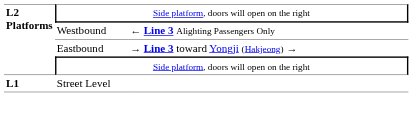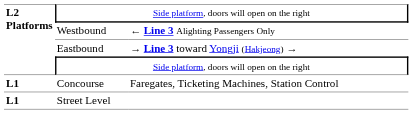+ row: (80, 83)
